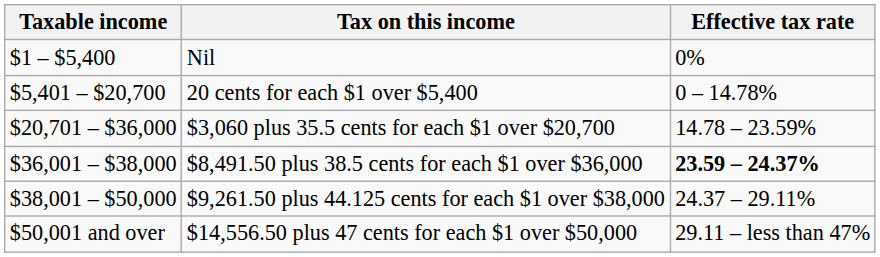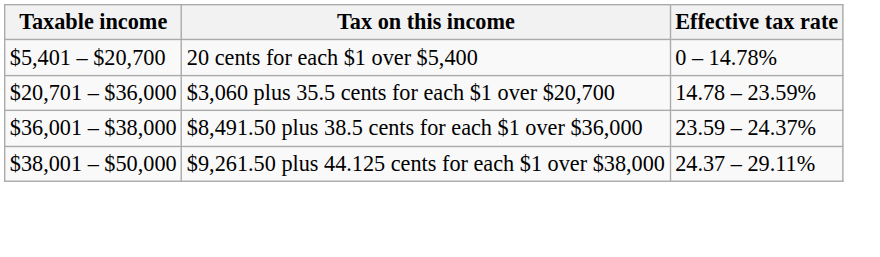- row: (201, 57)
(747, 163) bold -> (746, 127) normal
- row: (412, 233)
